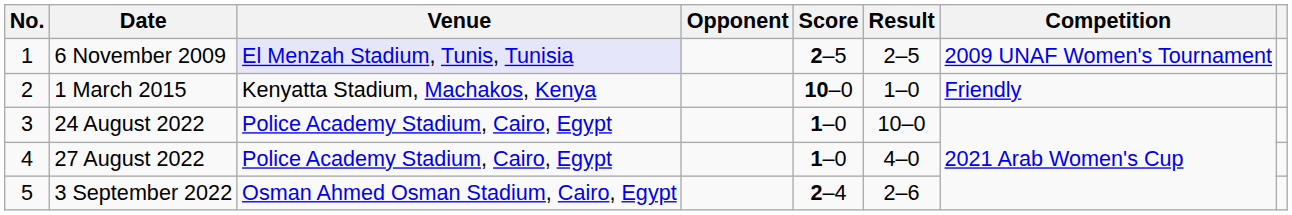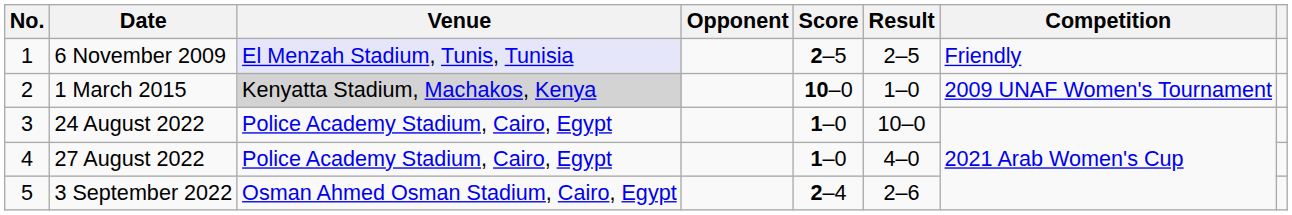(1108, 55) 2009 UNAF Women's Tournament -> (983, 55) Friendly
(419, 90) no background -> (419, 90) lightgrey background
(983, 90) Friendly -> (1108, 90) 2009 UNAF Women's Tournament
